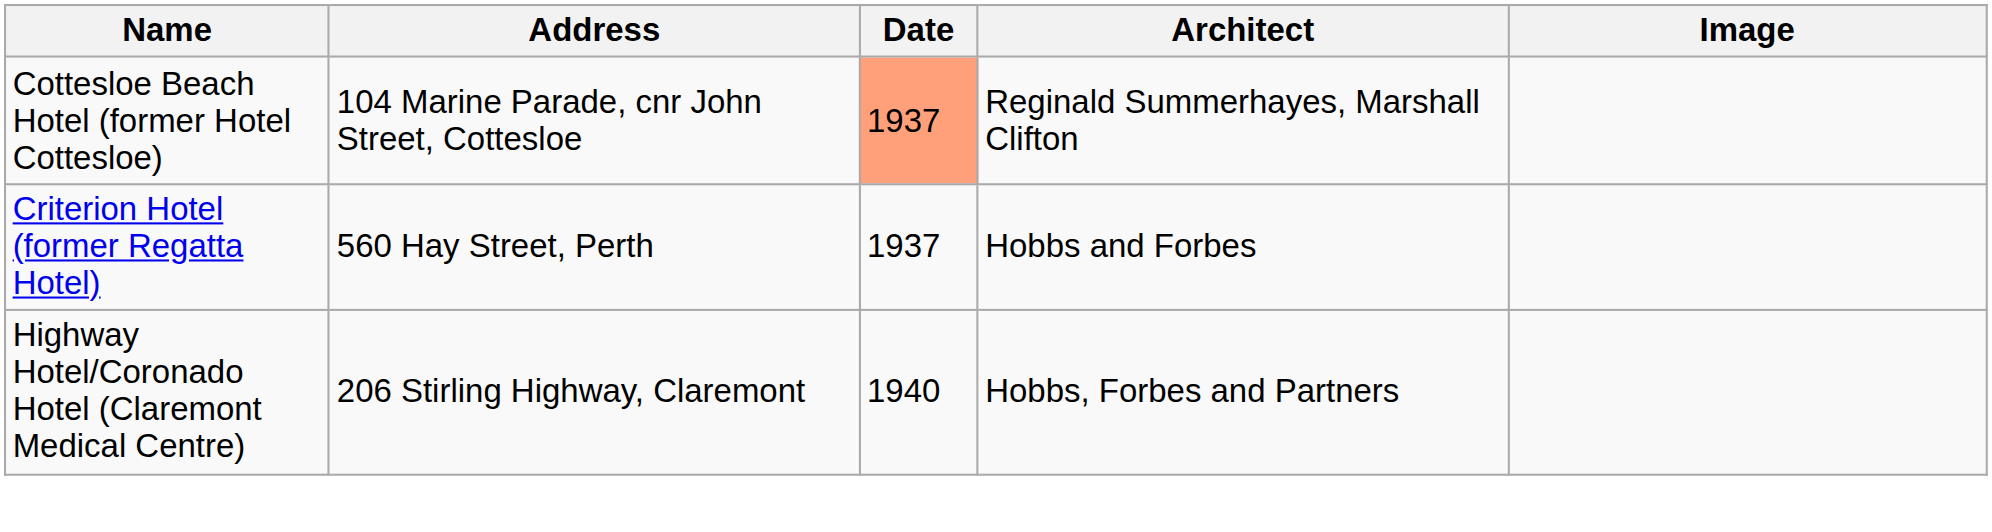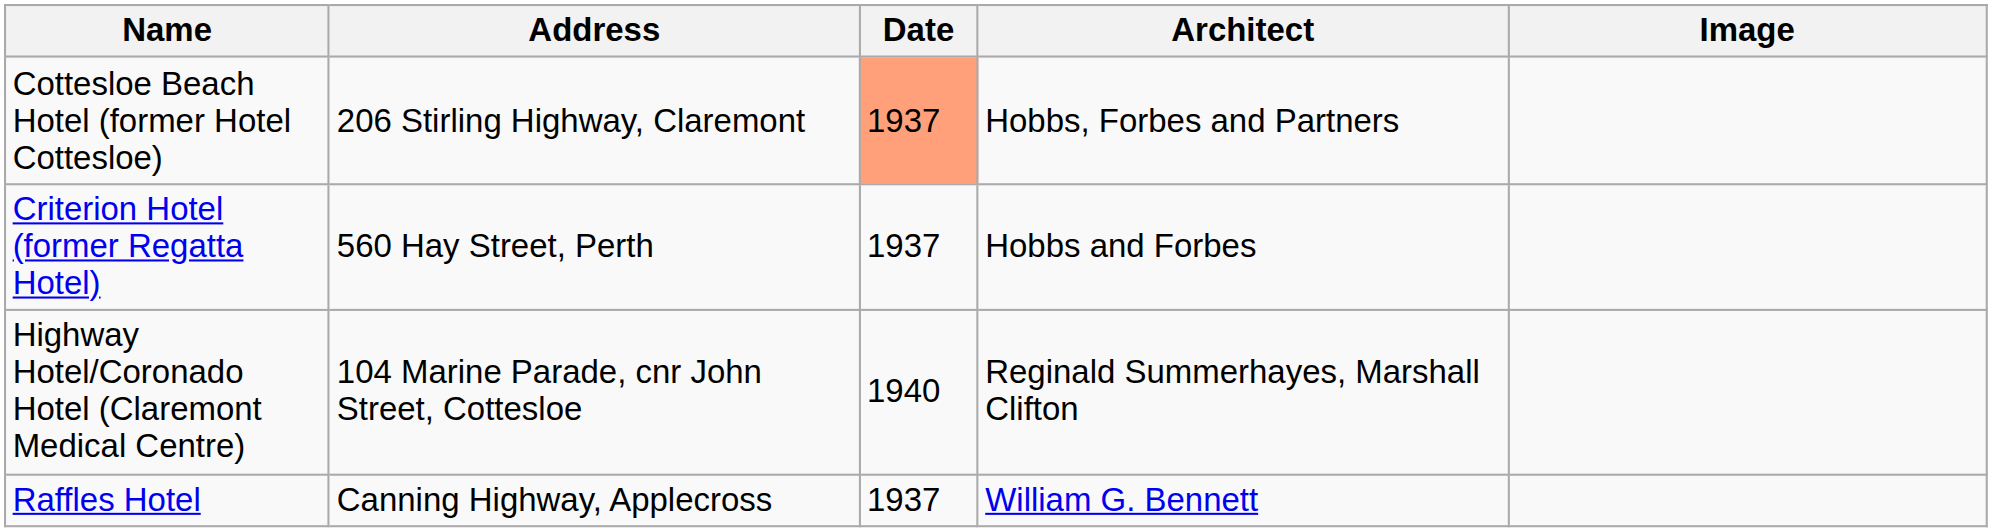(549, 119) 104 Marine Parade, cnr John Street, Cottesloe -> (571, 119) 206 Stirling Highway, Claremont
(1233, 119) Reginald Summerhayes, Marshall Clifton -> (1192, 119) Hobbs, Forbes and Partners
(571, 391) 206 Stirling Highway, Claremont -> (549, 391) 104 Marine Parade, cnr John Street, Cottesloe
(1192, 391) Hobbs, Forbes and Partners -> (1233, 391) Reginald Summerhayes, Marshall Clifton
+ row: (107, 499)
